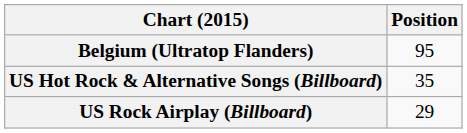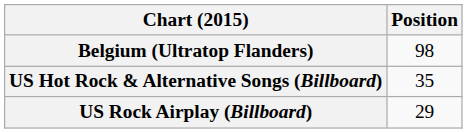(425, 50) 95 -> (425, 50) 98
